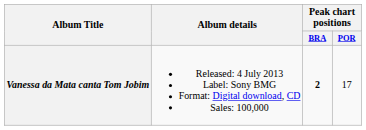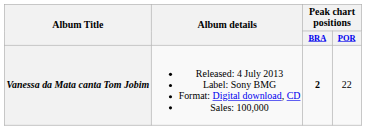(347, 85) 17 -> (347, 85) 22
